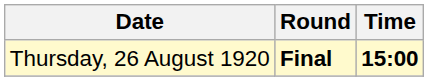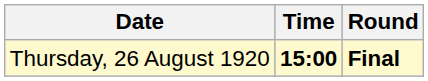columns swapped: (390, 22) <-> (316, 22)
